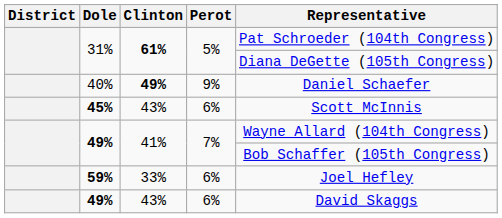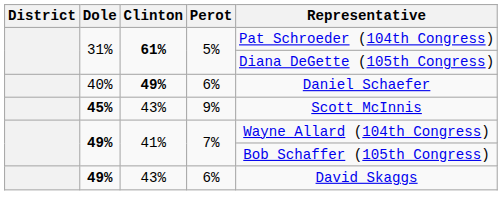(211, 85) 9% -> (211, 85) 6%
(211, 108) 6% -> (211, 108) 9%
- row: (100, 178)
